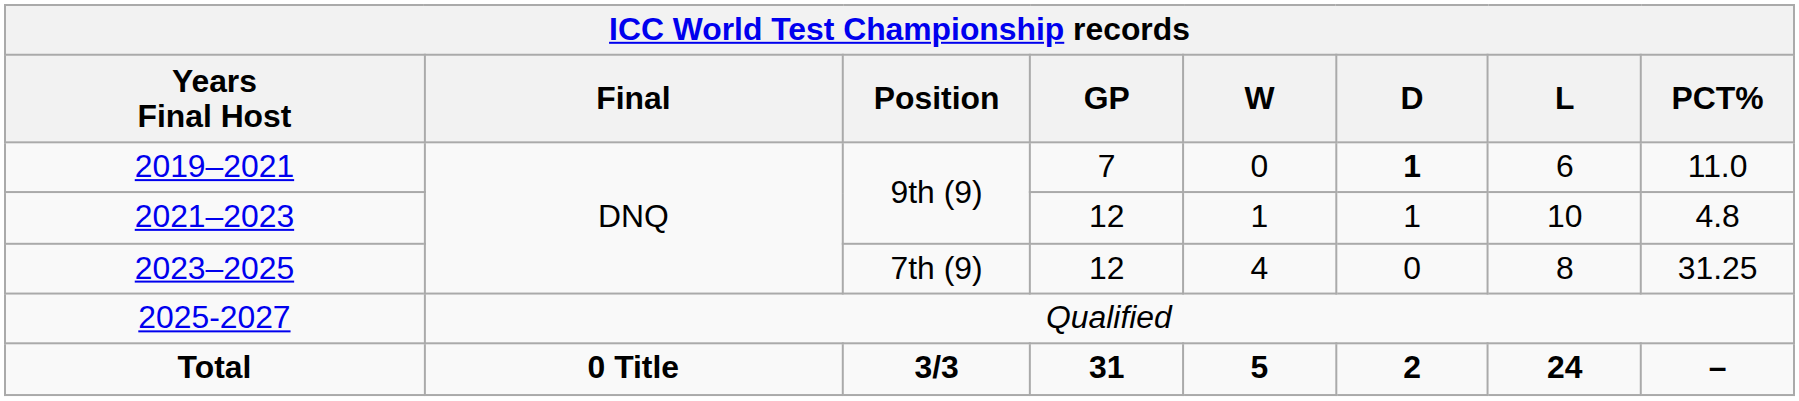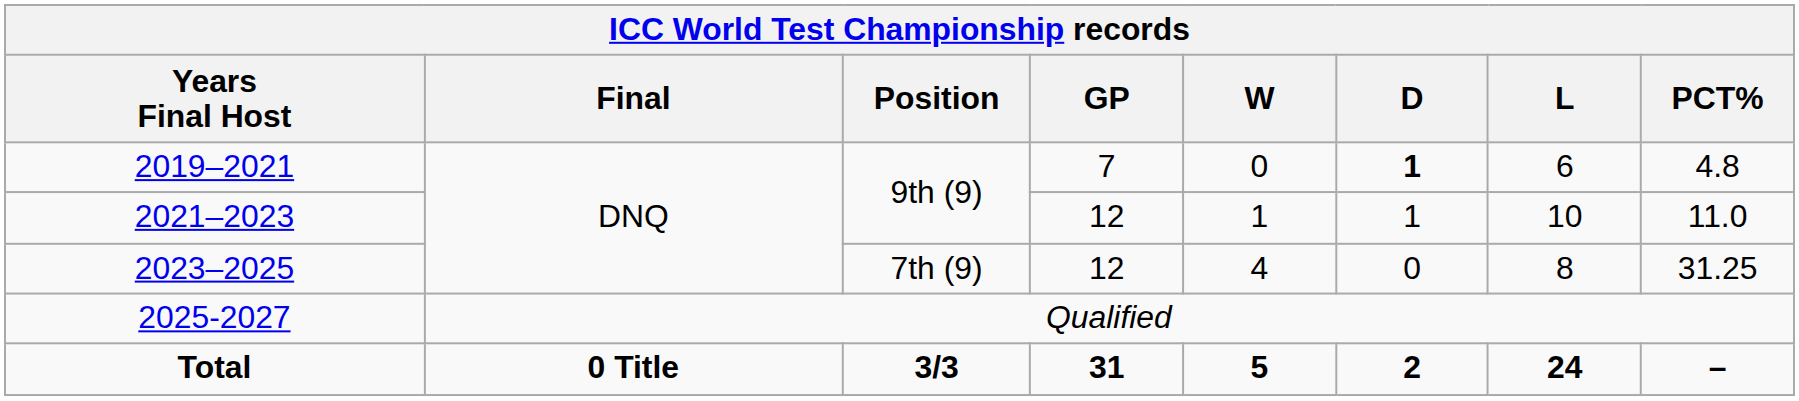(1718, 166) 11.0 -> (1718, 166) 4.8
(1718, 217) 4.8 -> (1718, 217) 11.0
